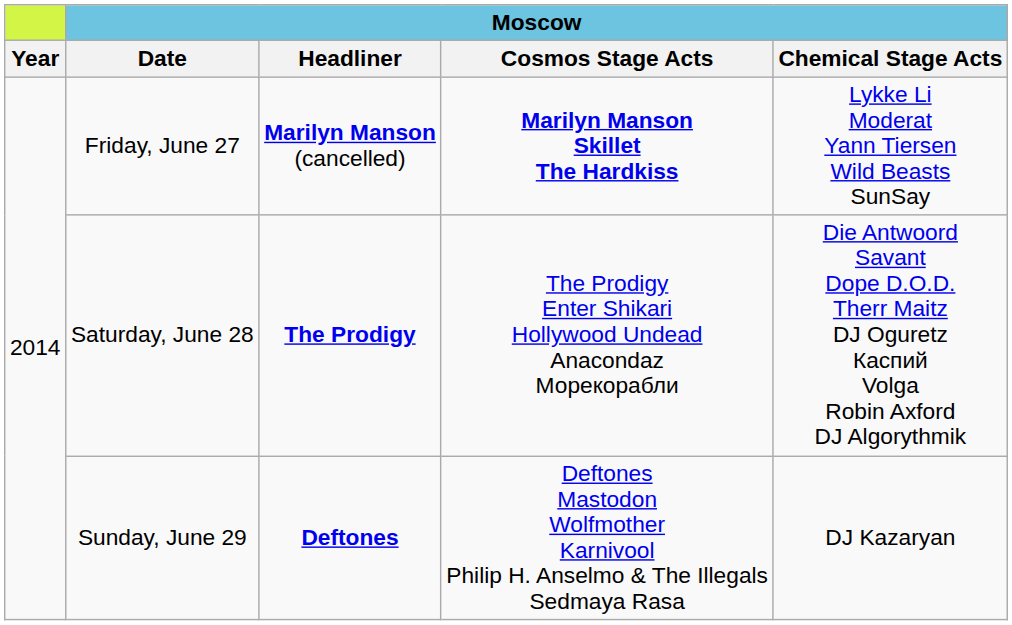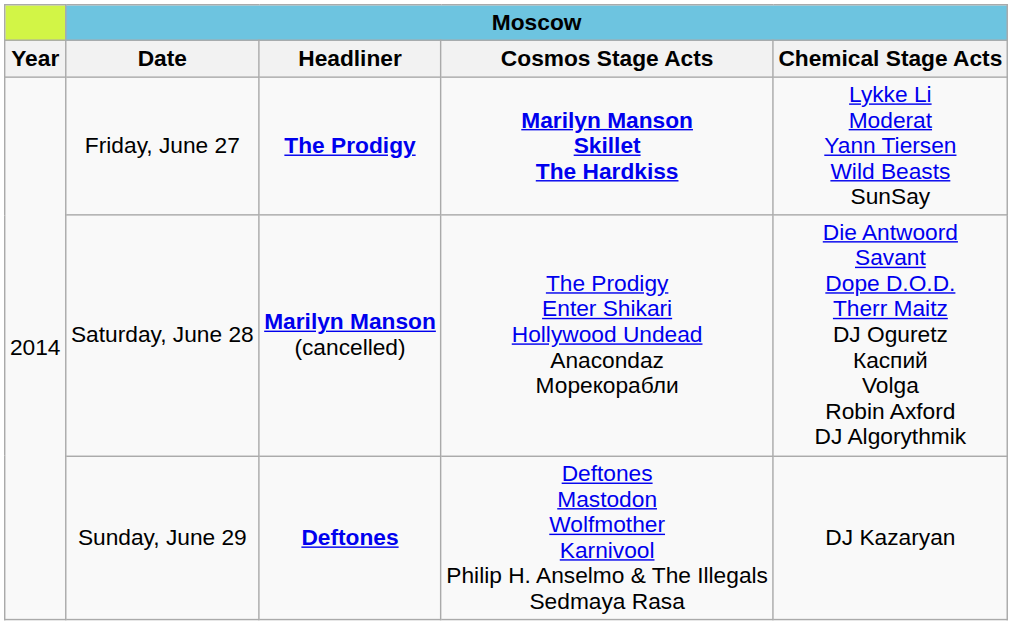(350, 145) Marilyn Manson (cancelled) -> (350, 145) The Prodigy
(350, 335) The Prodigy -> (350, 335) Marilyn Manson (cancelled)
